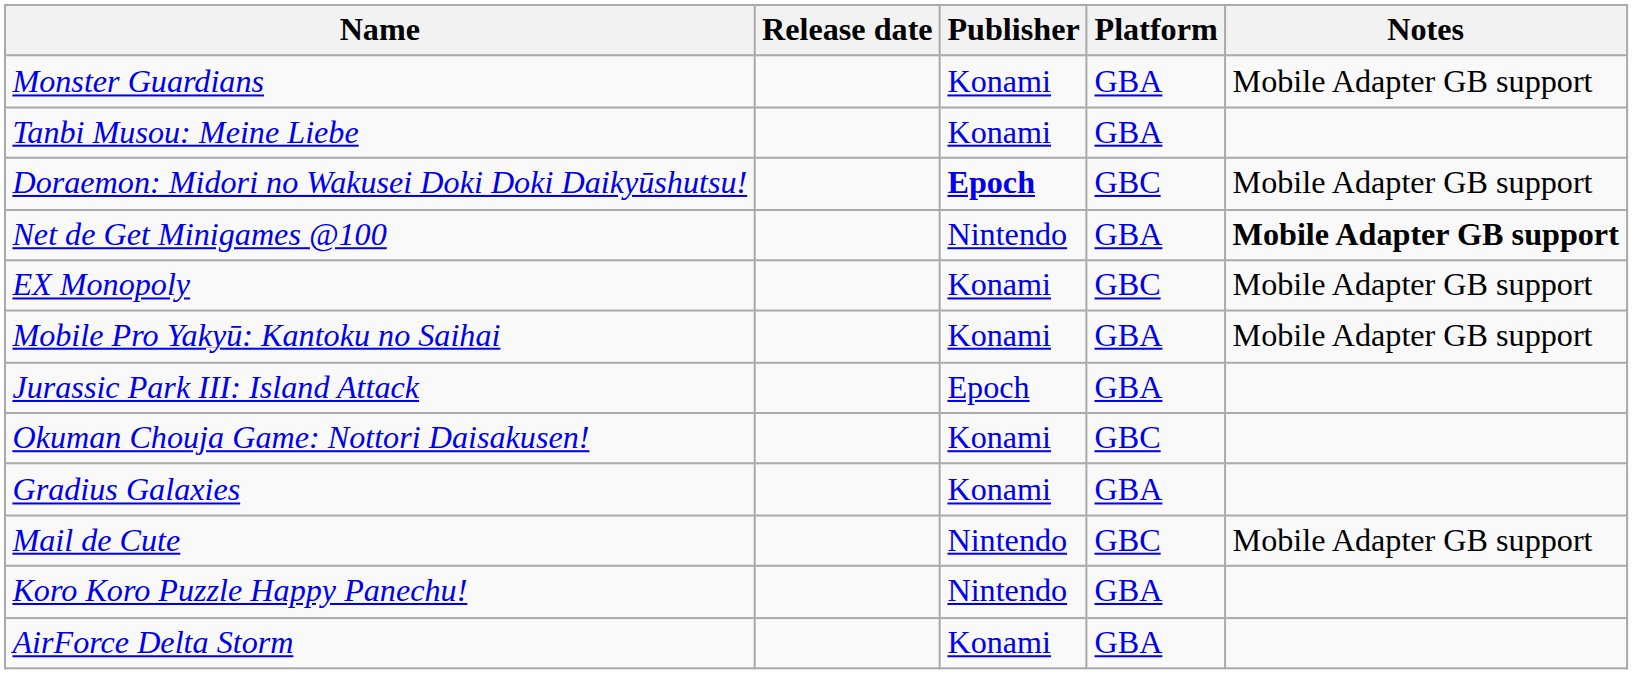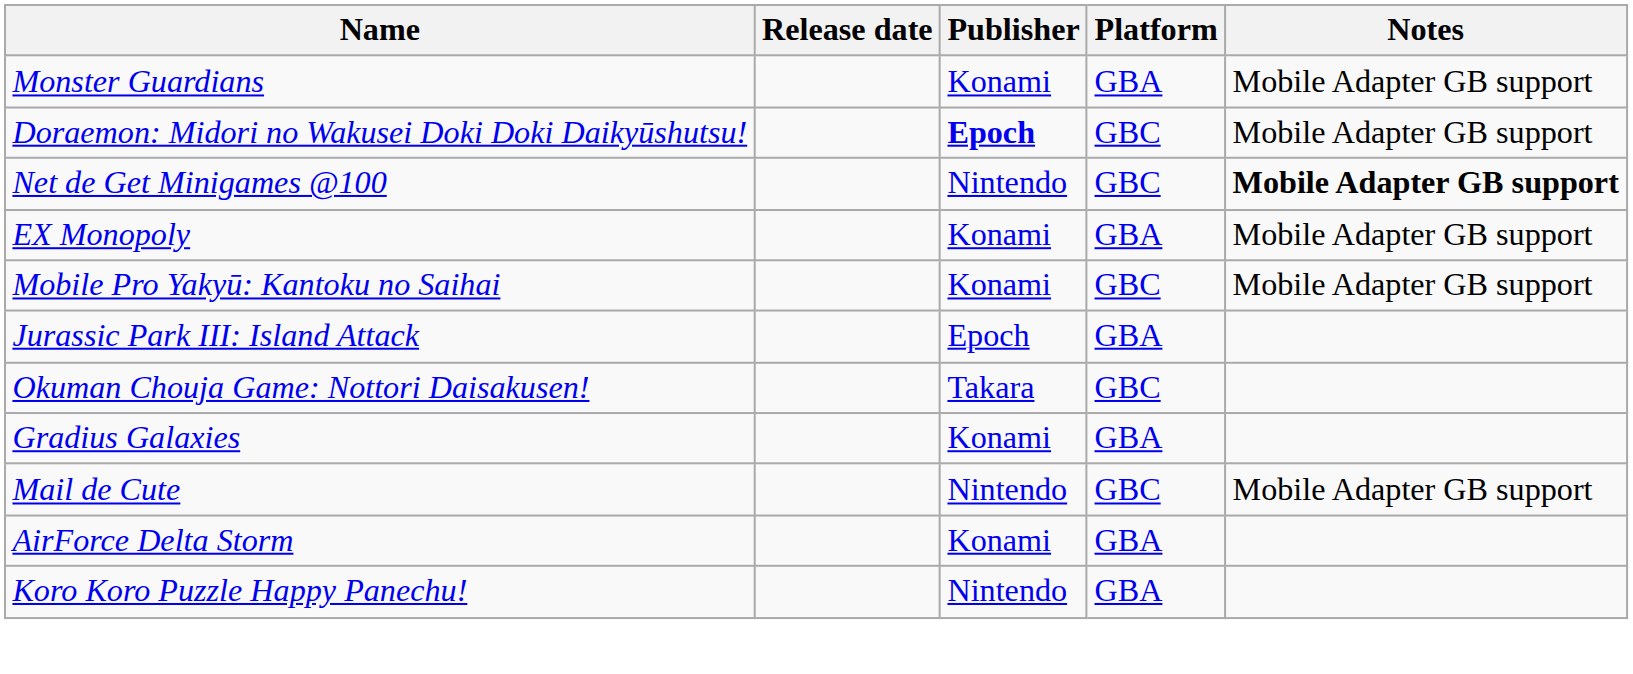- row: (186, 132)
(1128, 234) GBA -> (1128, 183) GBC
(1128, 285) GBC -> (1128, 234) GBA
(1128, 336) GBA -> (1128, 285) GBC
(999, 438) Konami -> (991, 387) Takara
rows swapped: (240, 591) <-> (153, 642)
